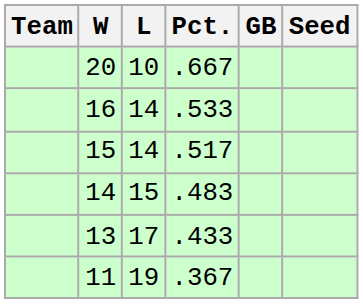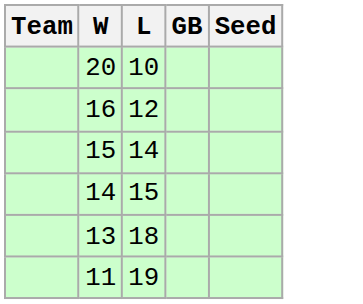- column: (202, 26)
(144, 110) 14 -> (144, 110) 12
(144, 236) 17 -> (144, 236) 18
